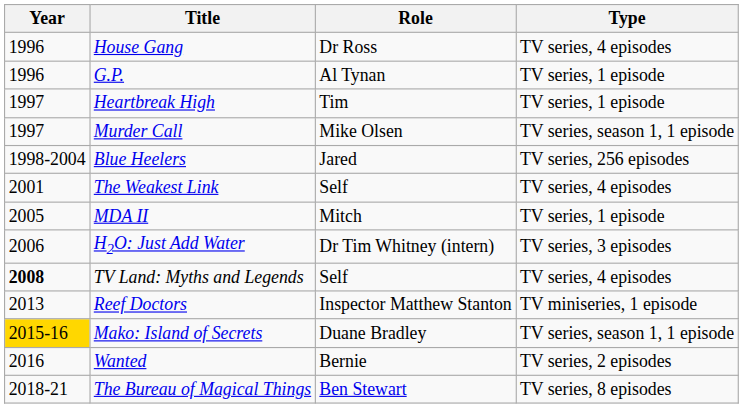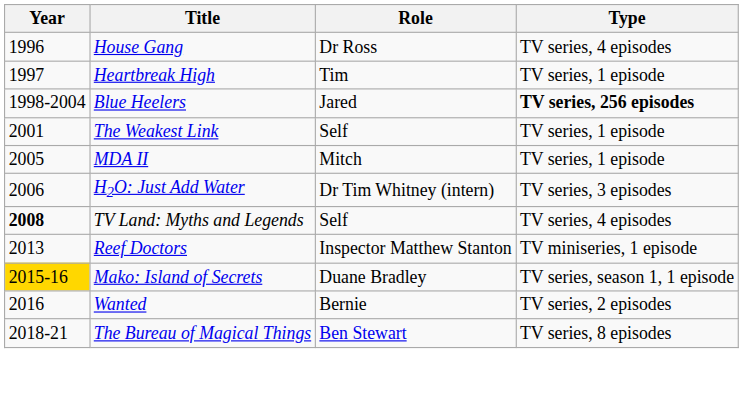- row: (109, 74)
- row: (138, 131)
(605, 159) normal -> (607, 103) bold
(596, 187) TV series, 4 episodes -> (592, 131) TV series, 1 episode
